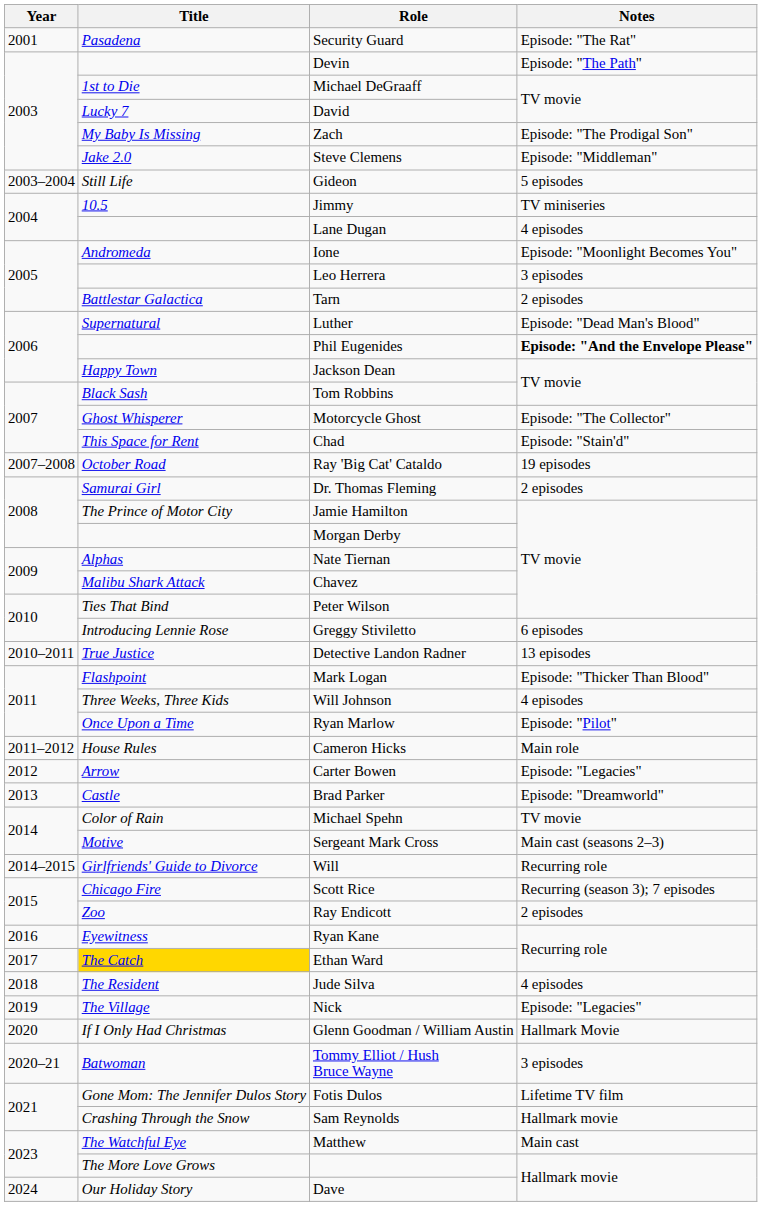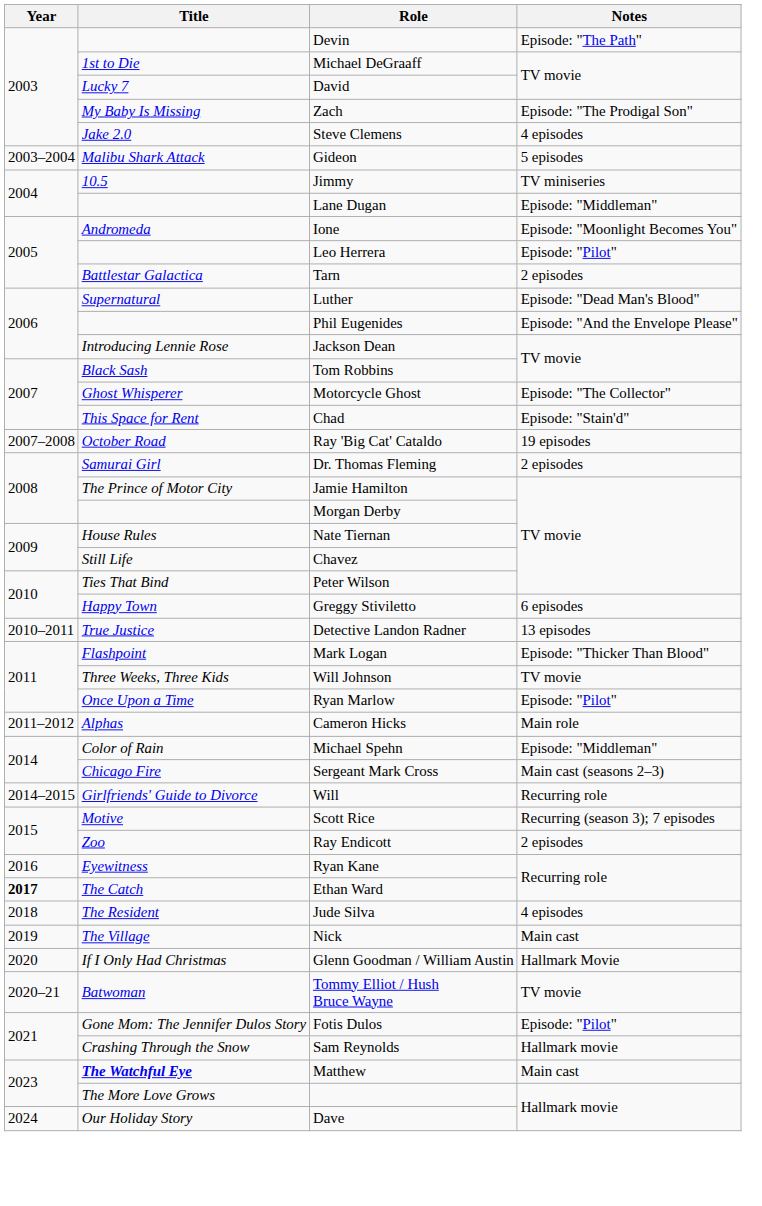- row: (358, 39)
(589, 157) Episode: "Middleman" -> (552, 134) 4 episodes
(107, 181) Still Life -> (143, 157) Malibu Shark Attack
(552, 228) 4 episodes -> (589, 205) Episode: "Middleman"
(552, 275) 3 episodes -> (569, 252) Episode: "Pilot"
(637, 346) bold -> (629, 323) normal
(119, 370) Happy Town -> (155, 346) Introducing Lennie Rose
(102, 559) Alphas -> (119, 535) House Rules
(143, 582) Malibu Shark Attack -> (107, 559) Still Life
(155, 629) Introducing Lennie Rose -> (119, 606) Happy Town
(552, 700) 4 episodes -> (551, 677) TV movie
(119, 747) House Rules -> (102, 724) Alphas
- row: (355, 771)
- row: (349, 795)
(551, 818) TV movie -> (589, 747) Episode: "Middleman"
(102, 842) Motive -> (121, 771) Chicago Fire
(121, 889) Chicago Fire -> (102, 818) Motive
(23, 960) normal -> (23, 889) bold
(113, 960) gold background -> (113, 889) no background
(581, 1007) Episode: "Legacies" -> (550, 936) Main cast
(552, 1063) 3 episodes -> (551, 992) TV movie
(572, 1094) Lifetime TV film -> (569, 1024) Episode: "Pilot"
(134, 1142) normal -> (137, 1071) bold
